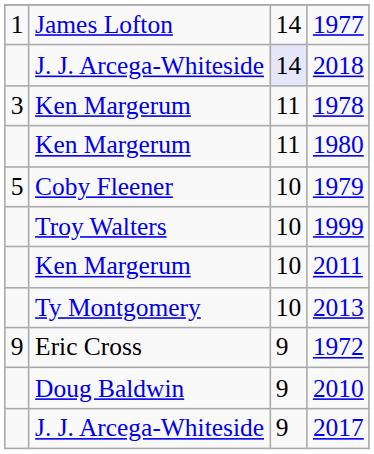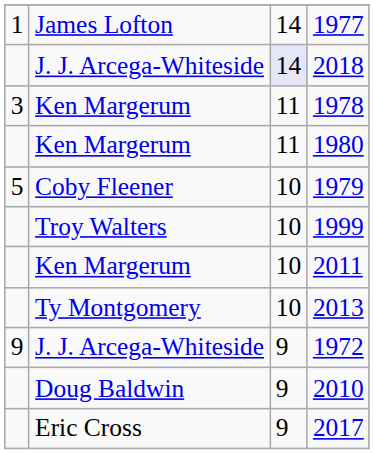(88, 347) Eric Cross -> (150, 347) J. J. Arcega-Whiteside
(150, 428) J. J. Arcega-Whiteside -> (88, 428) Eric Cross
